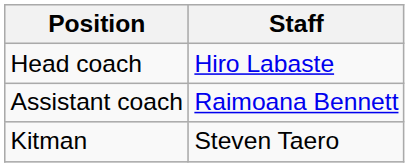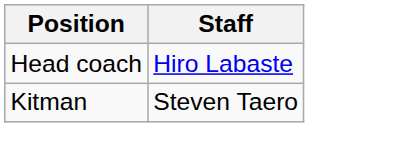- row: (97, 102)
